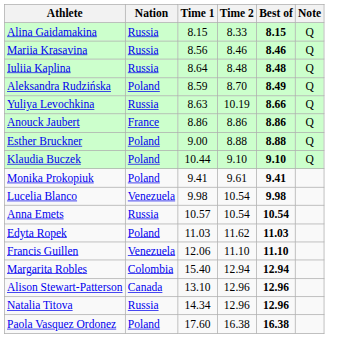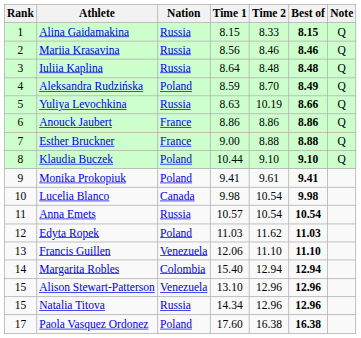+ column: (20, 13)
(144, 141) Poland -> (176, 141) France
(151, 196) Venezuela -> (177, 196) Canada
(145, 287) Canada -> (184, 287) Venezuela
